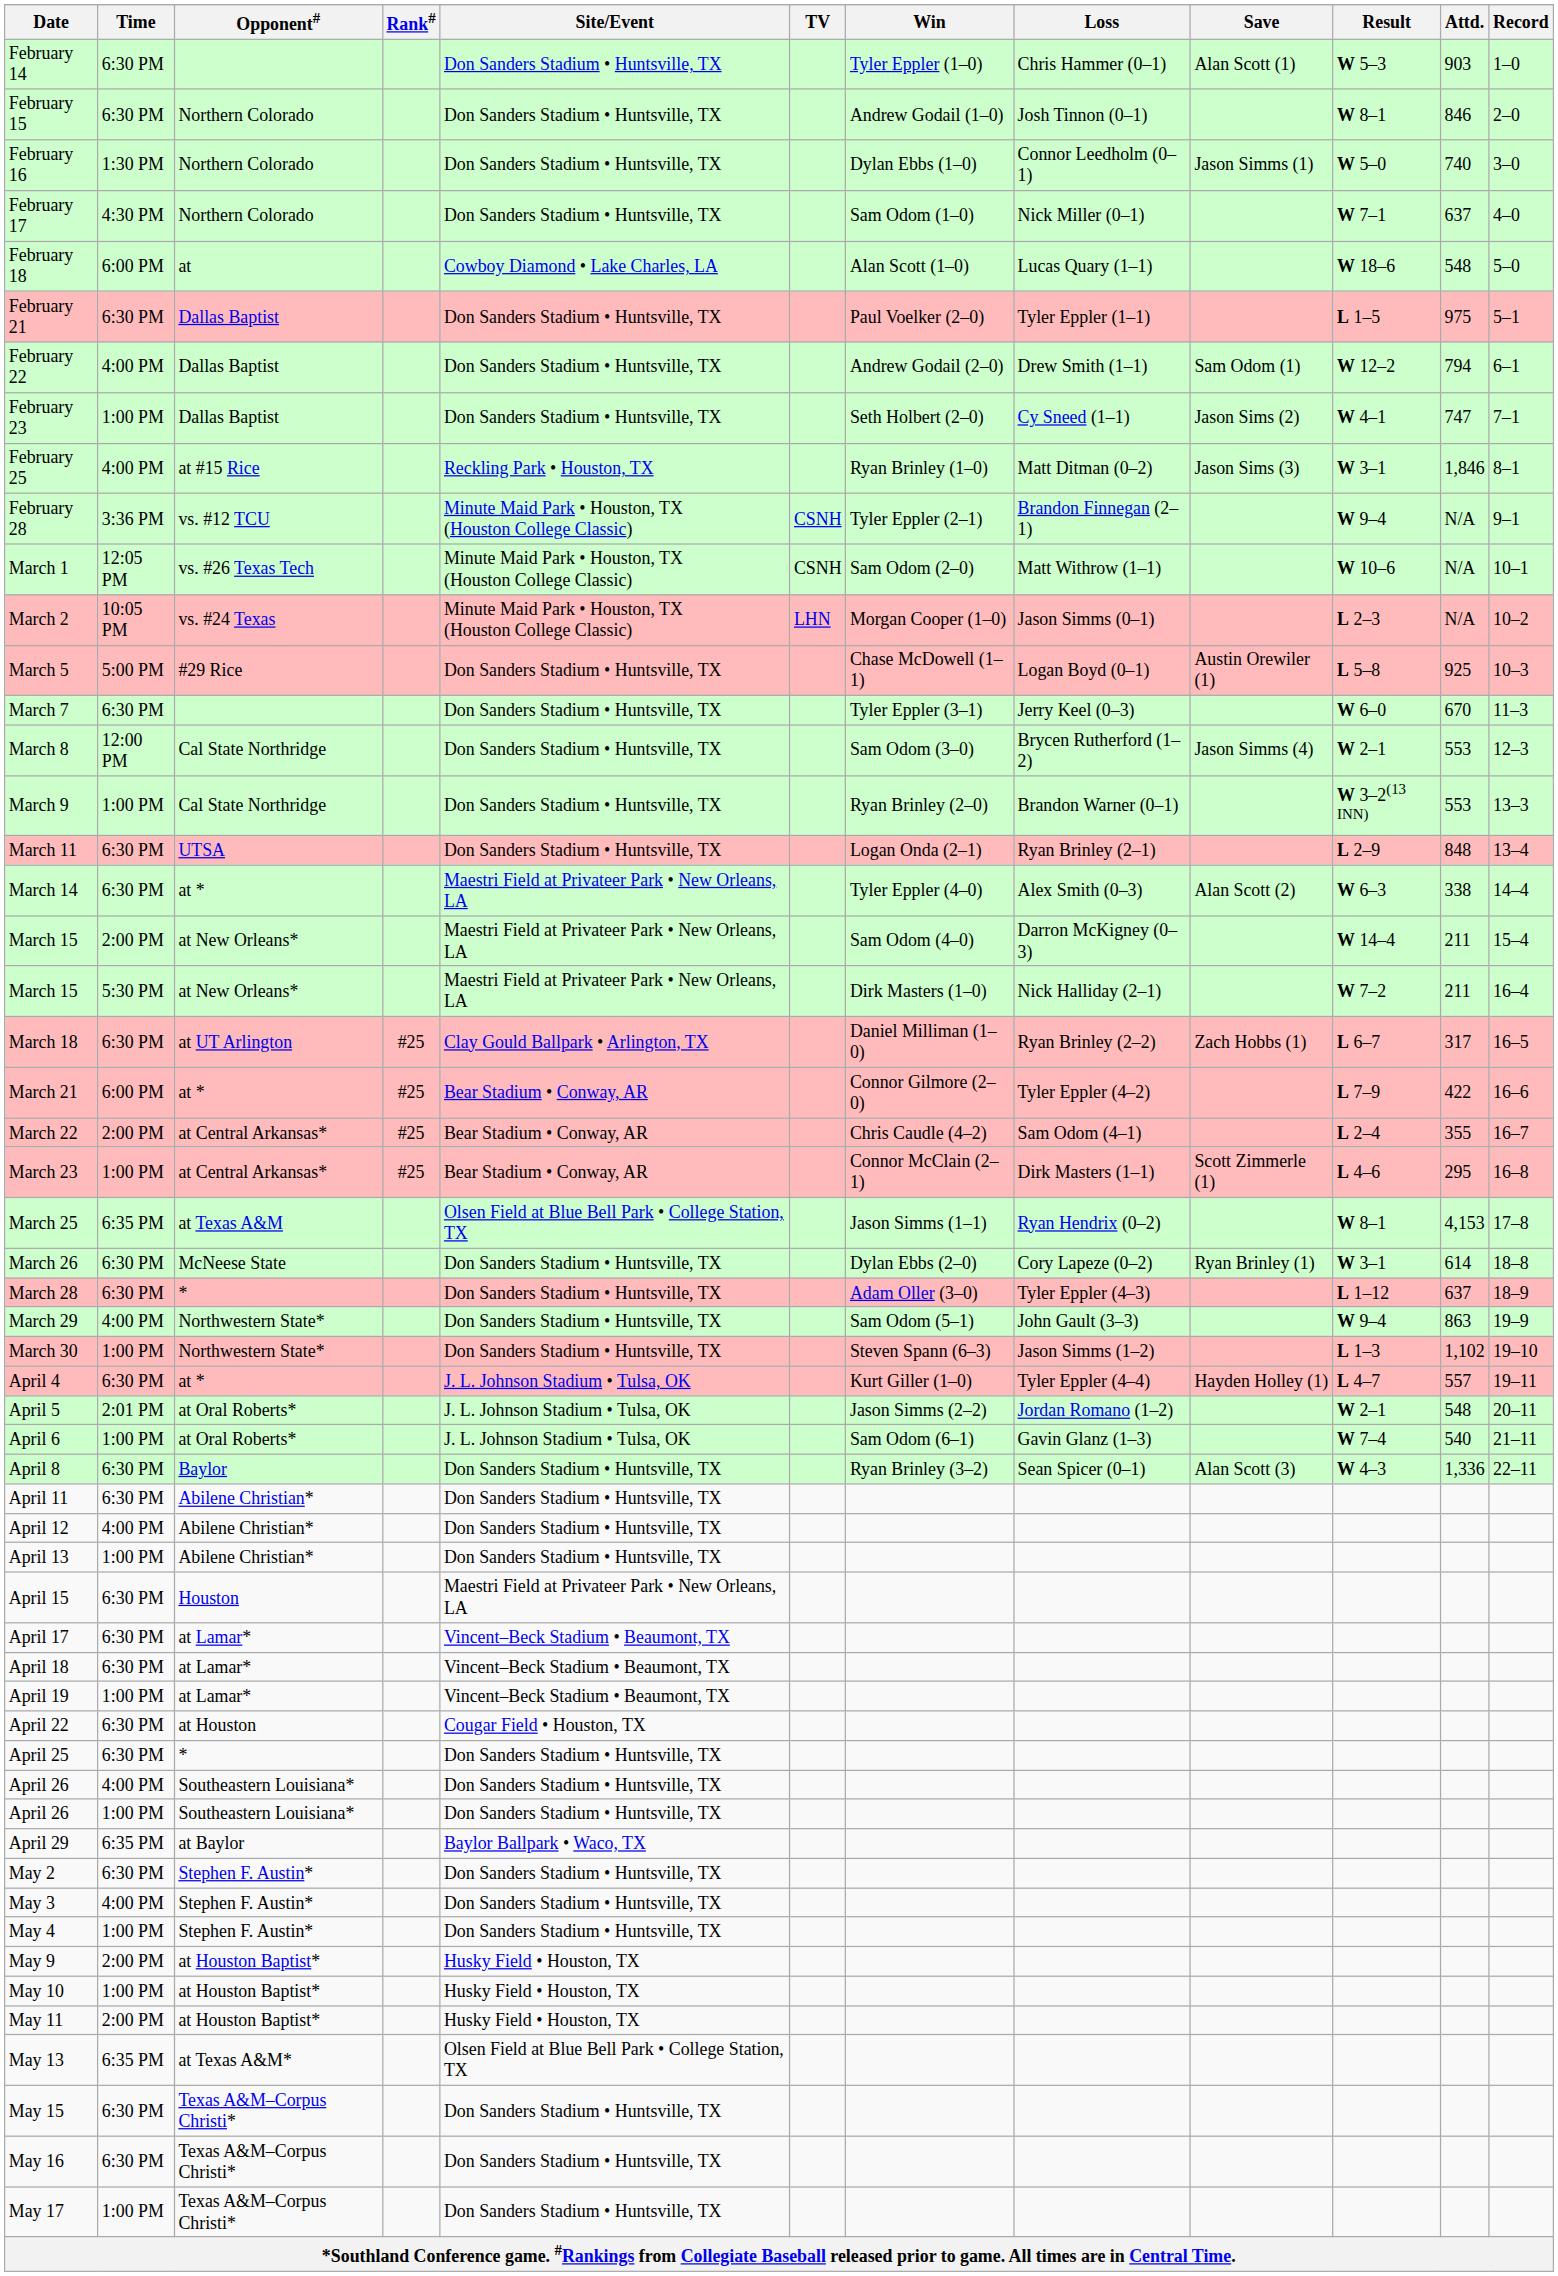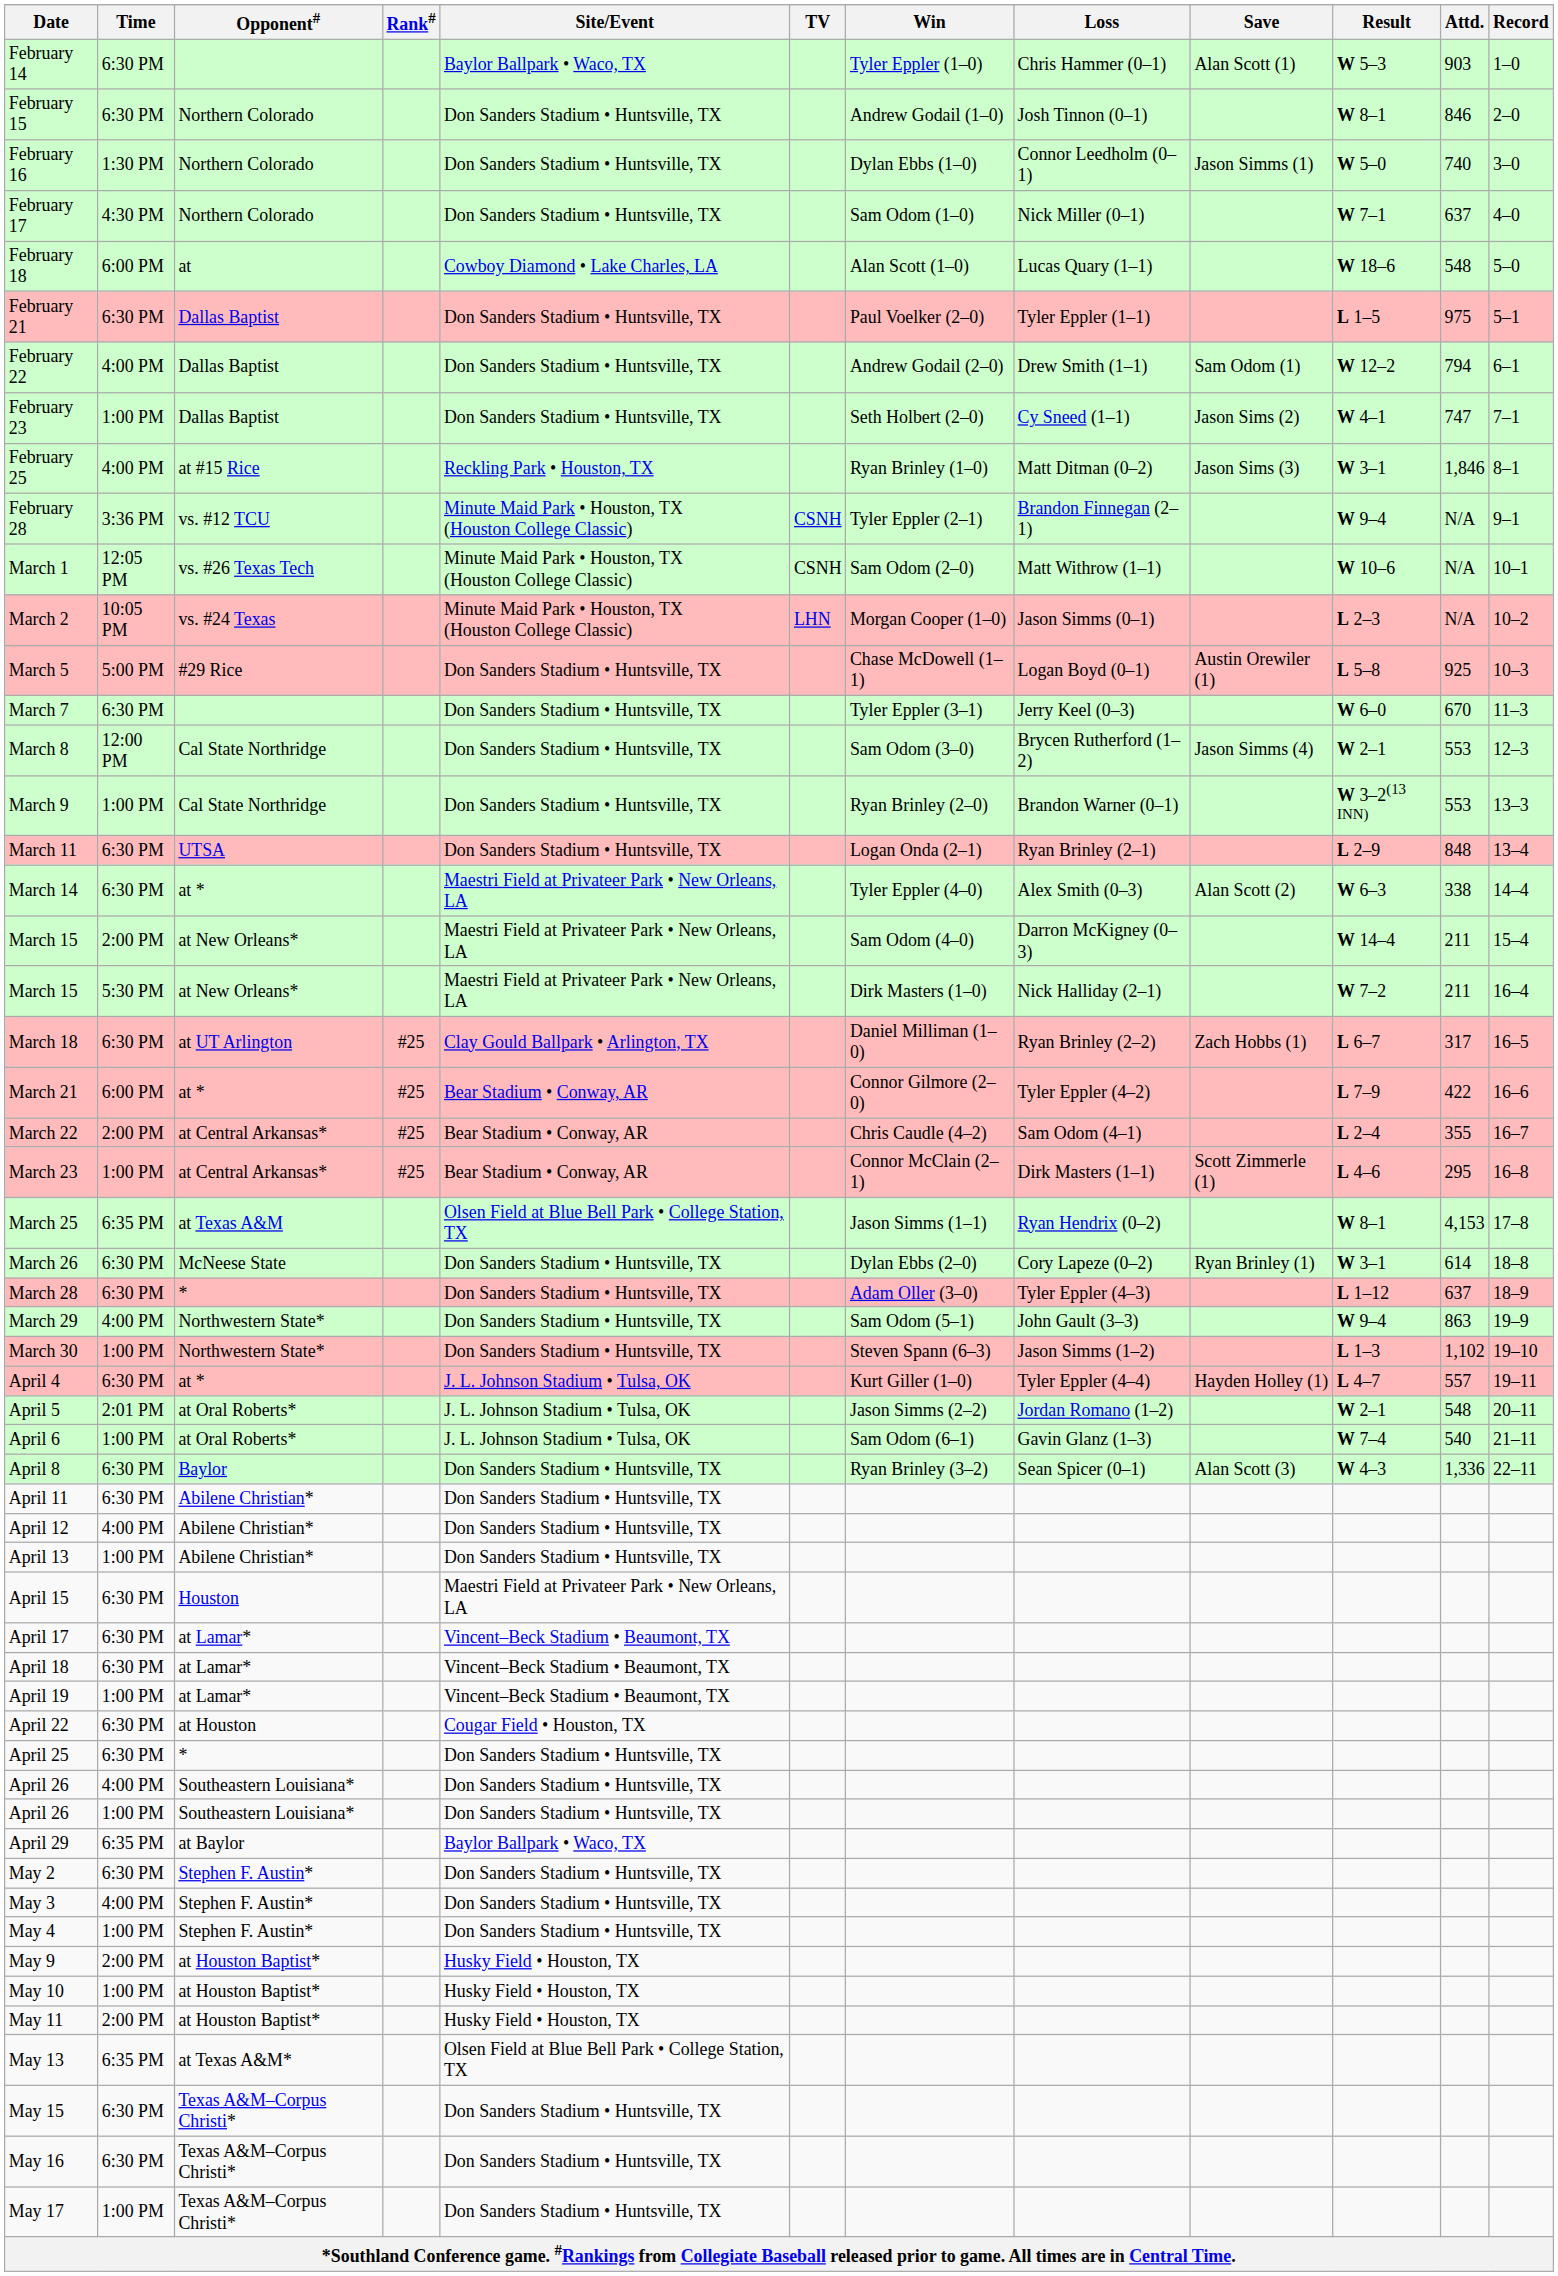(583, 64) Don Sanders Stadium • Huntsville, TX -> (545, 64) Baylor Ballpark • Waco, TX
